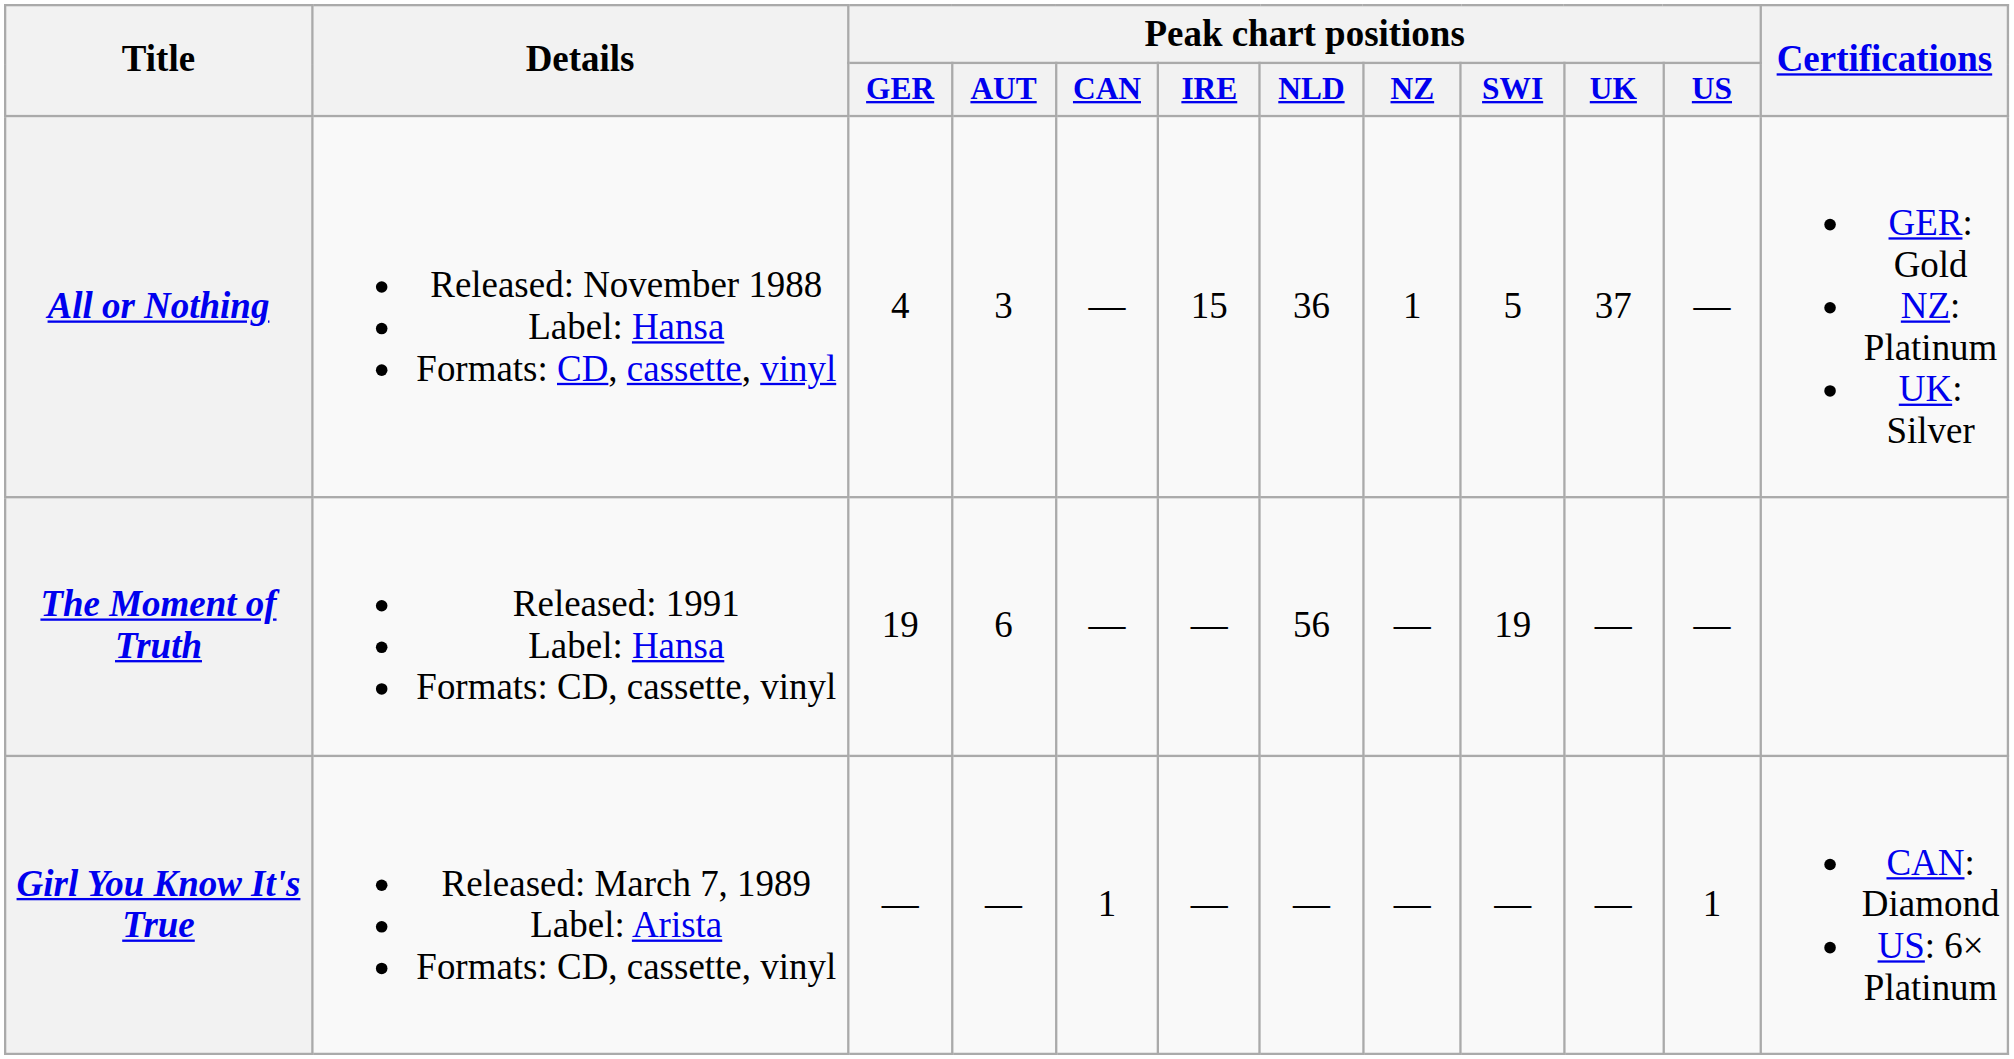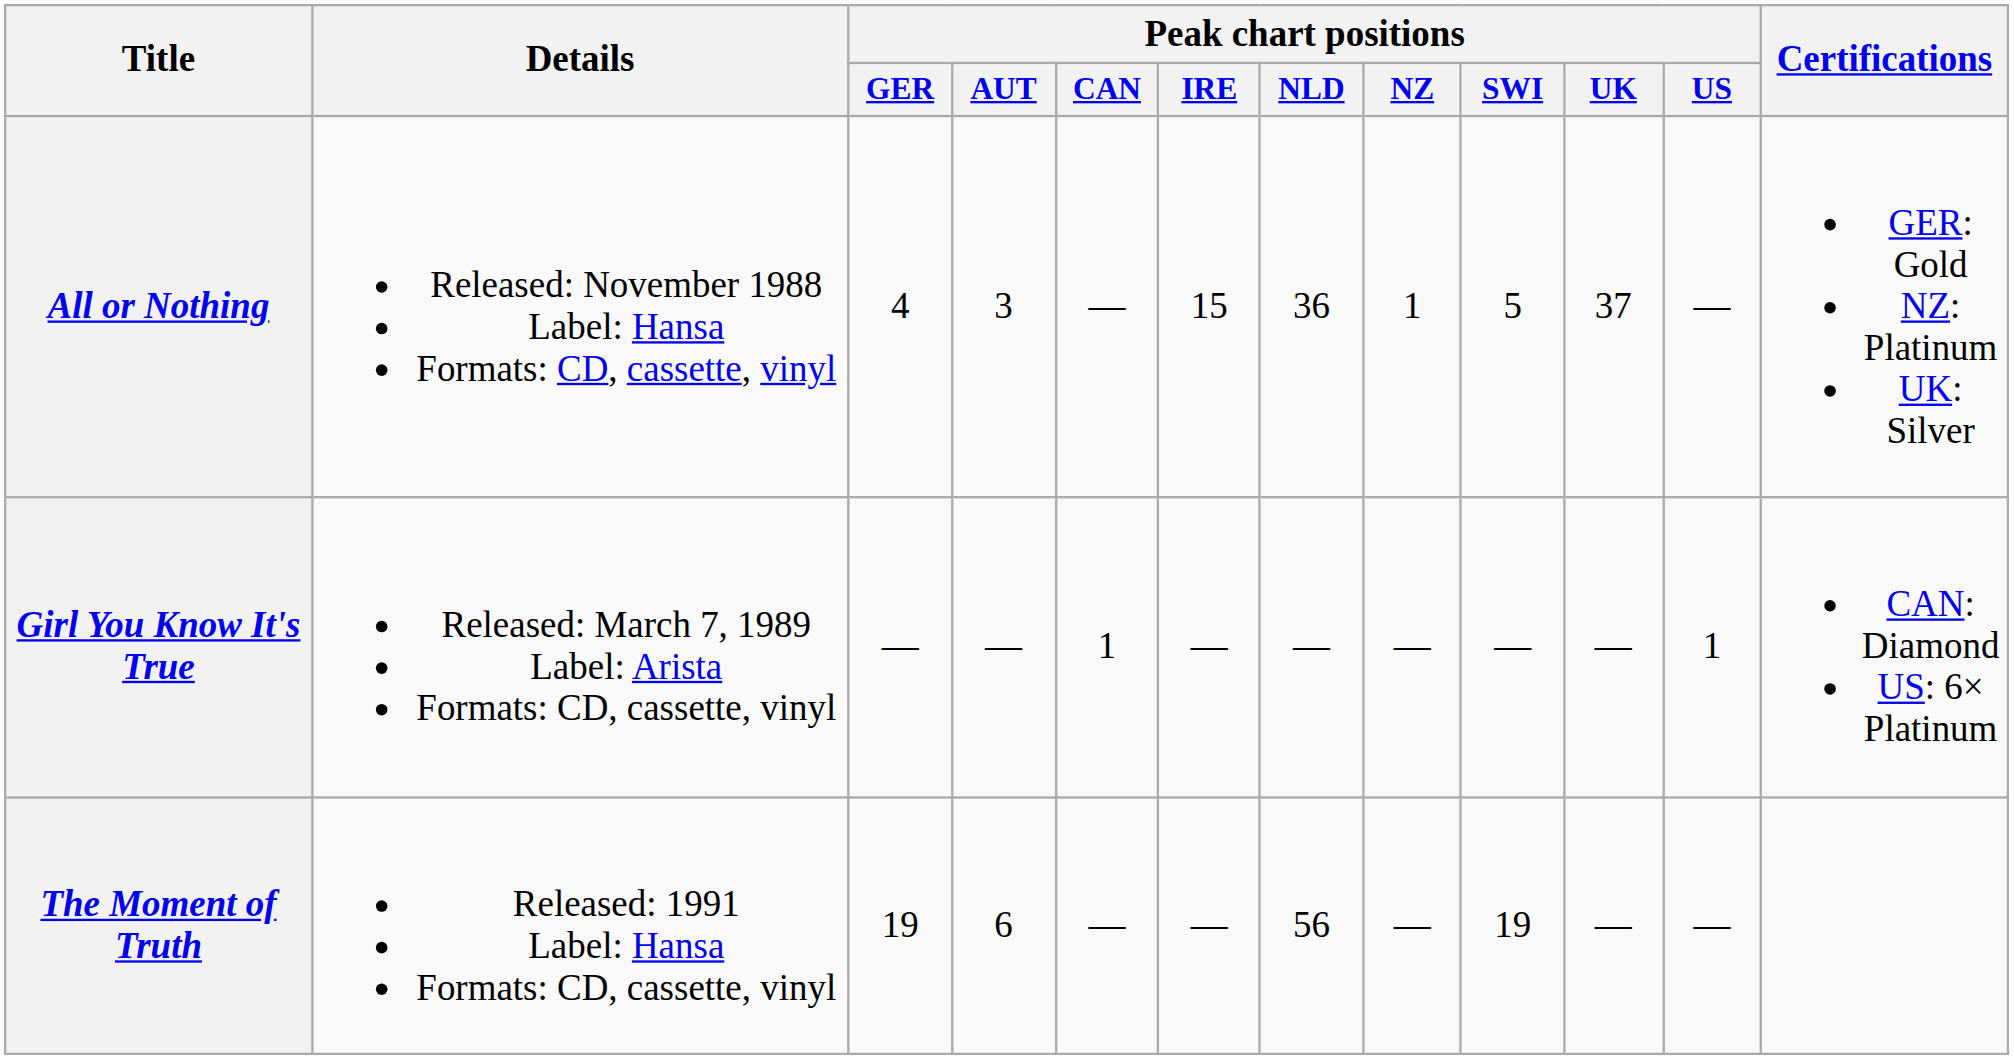rows swapped: (158, 903) <-> (158, 625)
